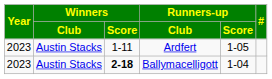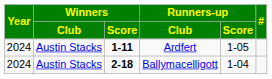(19, 47) 2023 -> (19, 47) 2024
(122, 47) normal -> (122, 47) bold
(19, 64) 2023 -> (19, 64) 2024
